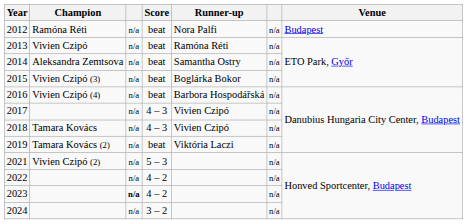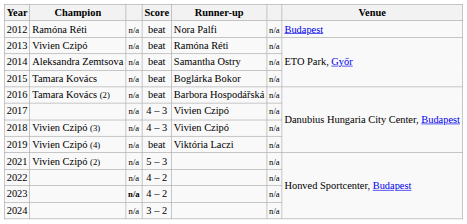(66, 78) Vivien Czipó (3) -> (65, 78) Tamara Kovács
(66, 95) Vivien Czipó (4) -> (71, 95) Tamara Kovács (2)
(65, 128) Tamara Kovács -> (66, 128) Vivien Czipó (3)
(71, 144) Tamara Kovács (2) -> (66, 144) Vivien Czipó (4)
